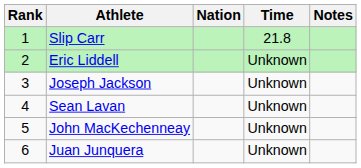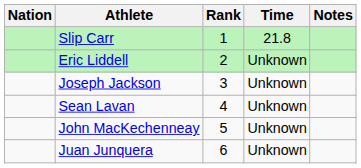columns swapped: (25, 15) <-> (219, 15)
